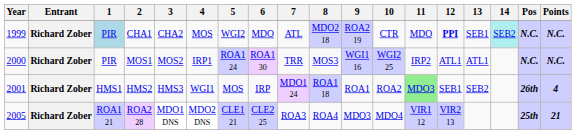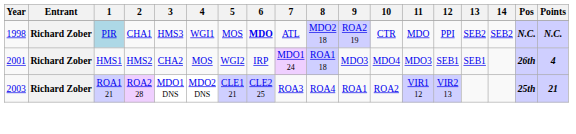(16, 34) 1999 -> (16, 34) 1998
(170, 34) CHA2 -> (170, 34) HMS3
(202, 34) MOS -> (202, 34) WGI1
(233, 34) WGI2 -> (232, 34) MOS
(263, 34) normal -> (261, 34) bold
(450, 34) bold -> (448, 34) normal
(477, 34) SEB1 -> (475, 34) SEB2
(504, 34) paleturquoise background -> (502, 34) no background
- row: (139, 61)
(170, 89) HMS3 -> (170, 61) CHA2
(202, 89) WGI1 -> (202, 61) MOS
(233, 89) MOS -> (232, 61) WGI2
(357, 89) ROA1 -> (355, 61) MDO3
(389, 89) ROA2 -> (386, 61) MDO4
(421, 89) lightgreen background -> (418, 61) no background
(477, 89) SEB2 -> (475, 61) SEB1
(16, 116) 2005 -> (16, 89) 2003
(357, 116) MDO3 -> (355, 89) ROA1
(389, 116) MDO4 -> (386, 89) ROA2
